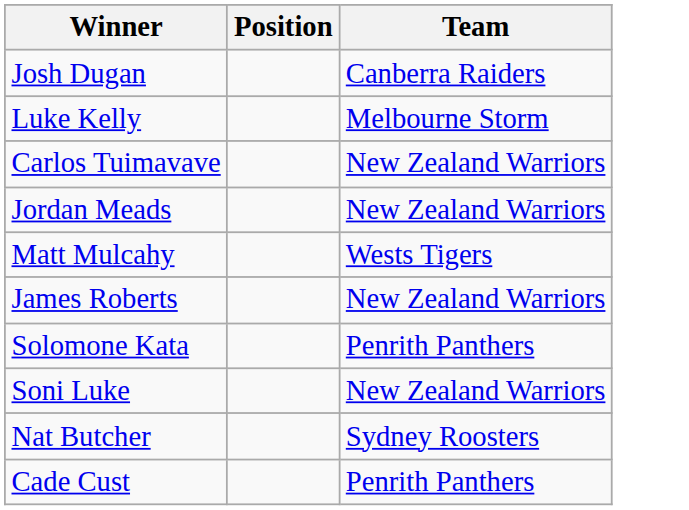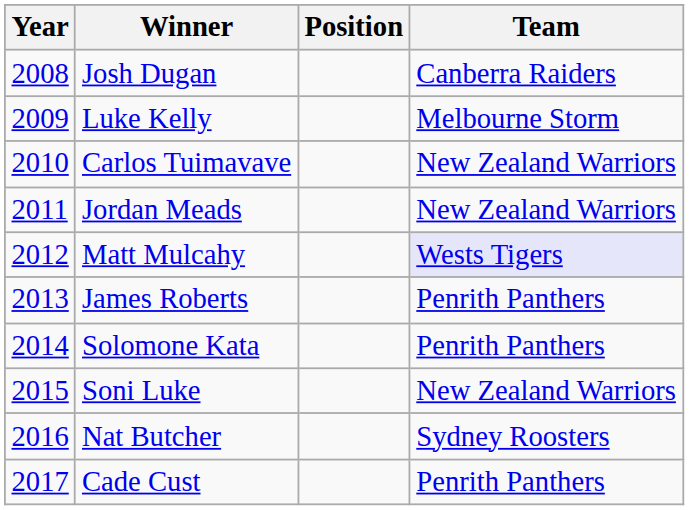+ column: (40, 27)
(419, 254) no background -> (490, 254) lavender background
(476, 299) New Zealand Warriors -> (511, 299) Penrith Panthers
